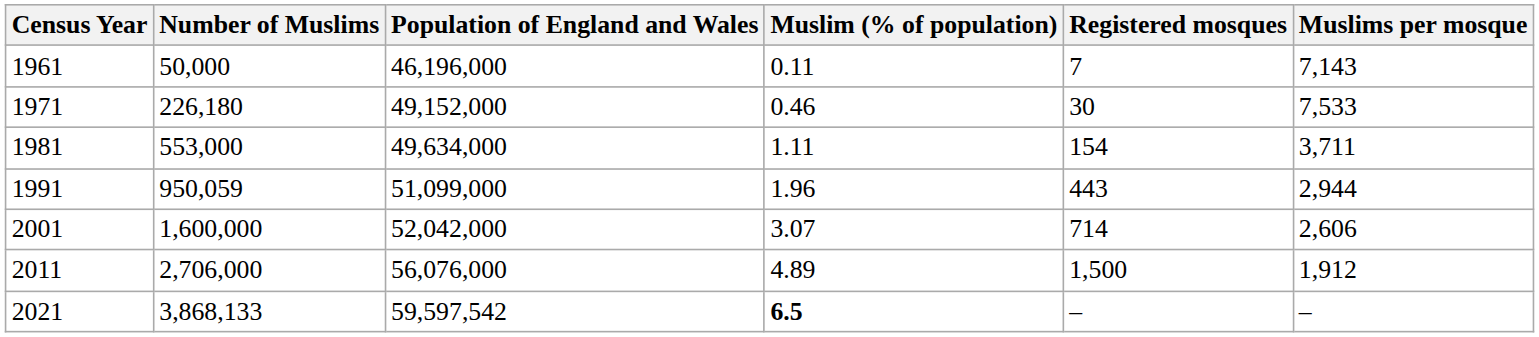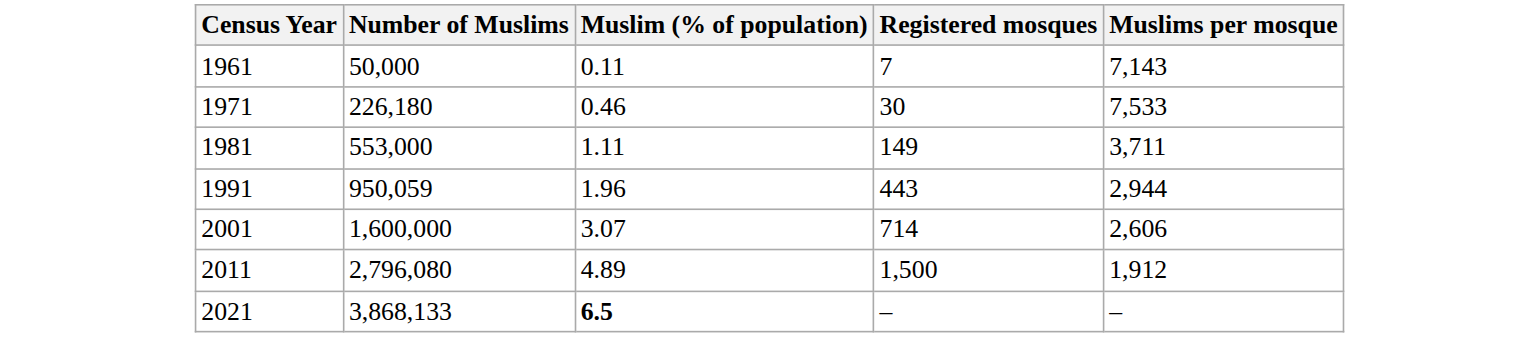- column: (575, 24)
(1089, 147) 154 -> (899, 147) 149
(211, 270) 2,706,000 -> (400, 270) 2,796,080
